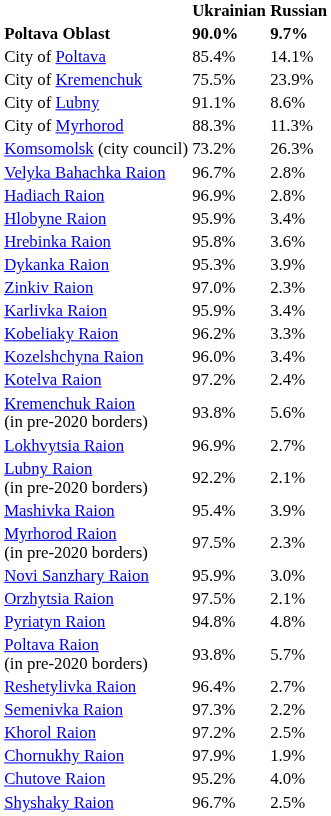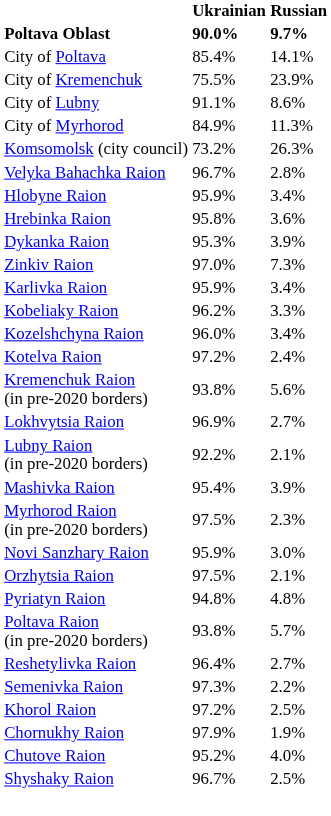(214, 126) 88.3% -> (214, 126) 84.9%
- row: (54, 195)
(288, 287) 2.3% -> (288, 264) 7.3%
